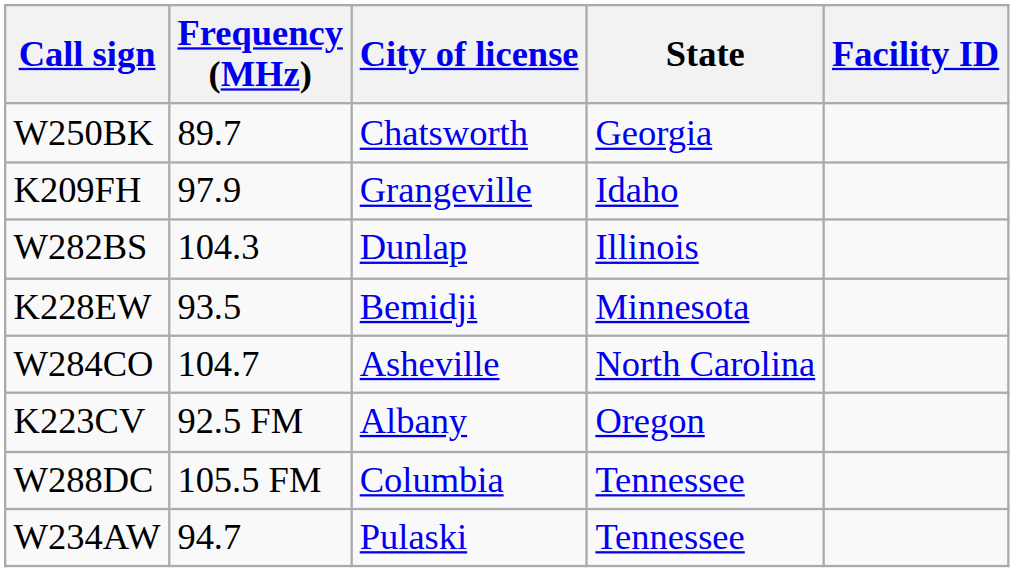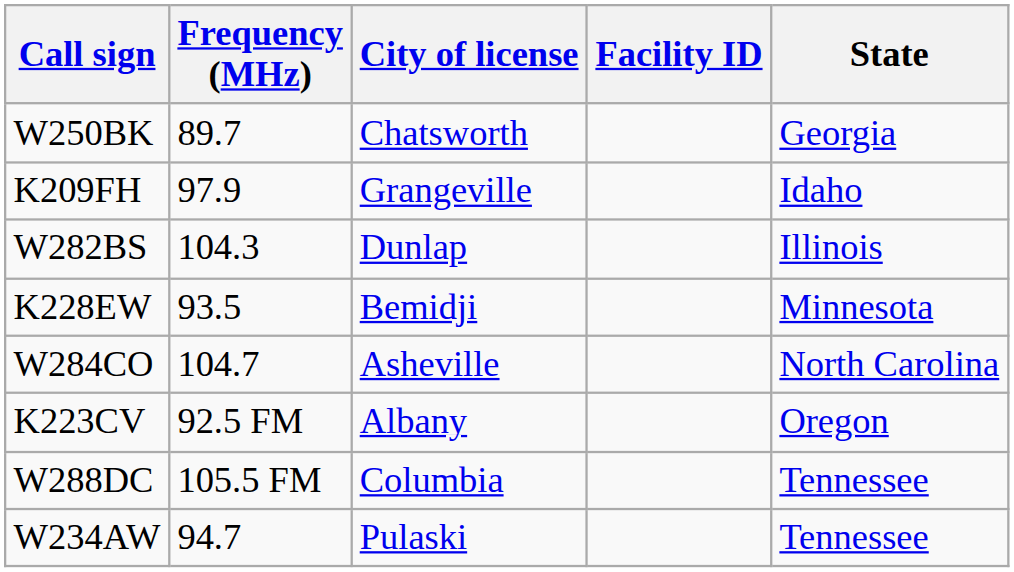columns swapped: (705, 53) <-> (916, 53)
